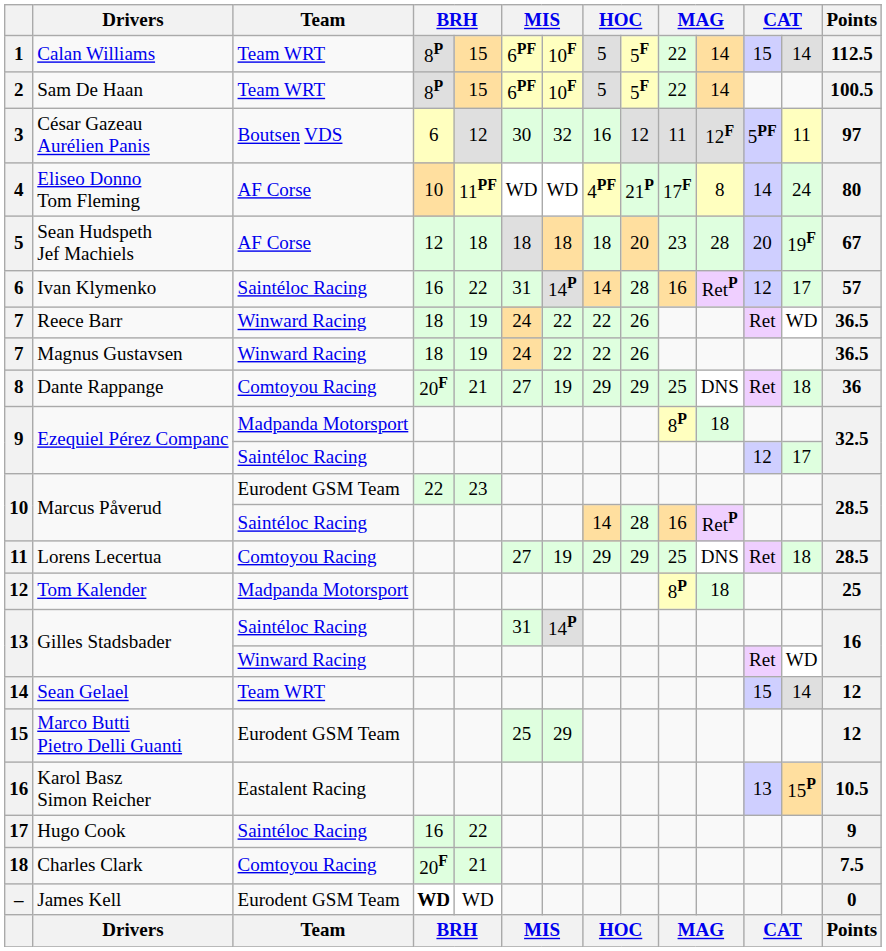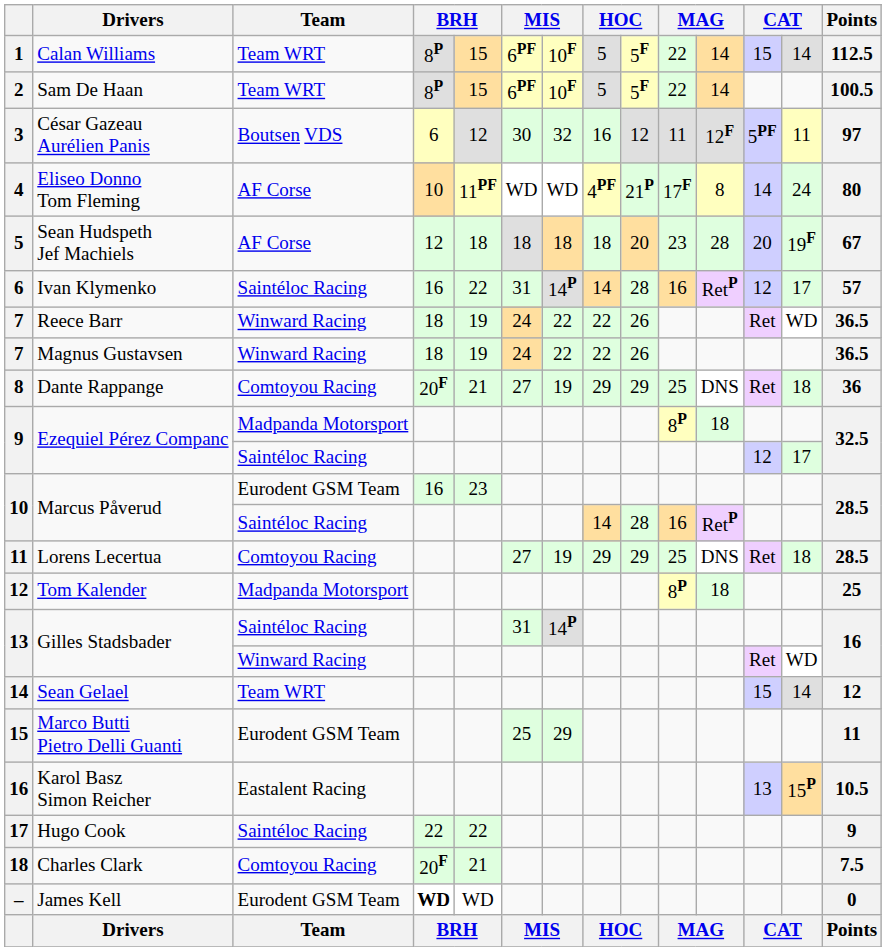(434, 488) 22 -> (434, 488) 16
(852, 734) 12 -> (852, 734) 11
(434, 831) 16 -> (434, 831) 22
